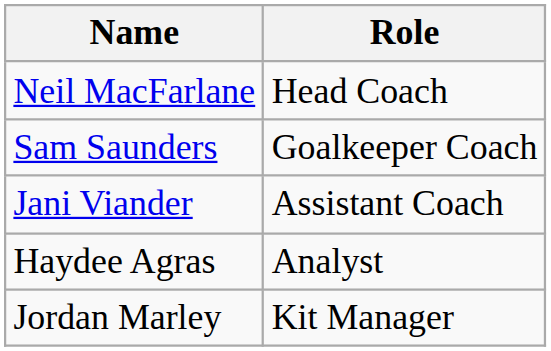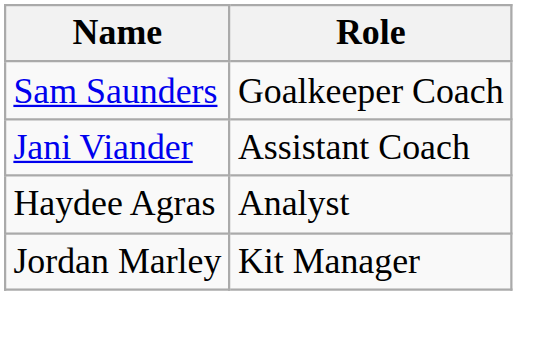- row: (134, 89)
